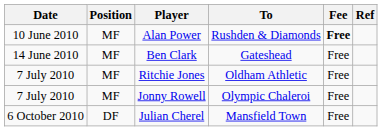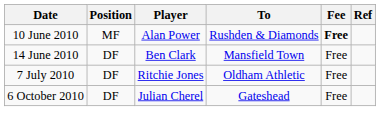(111, 55) MF -> (111, 55) DF
(266, 55) Gateshead -> (264, 55) Mansfield Town
(111, 75) MF -> (111, 75) DF
- row: (172, 96)
(266, 116) Mansfield Town -> (264, 96) Gateshead
